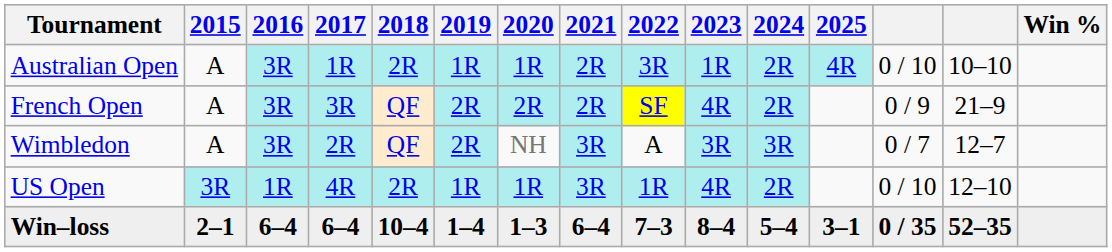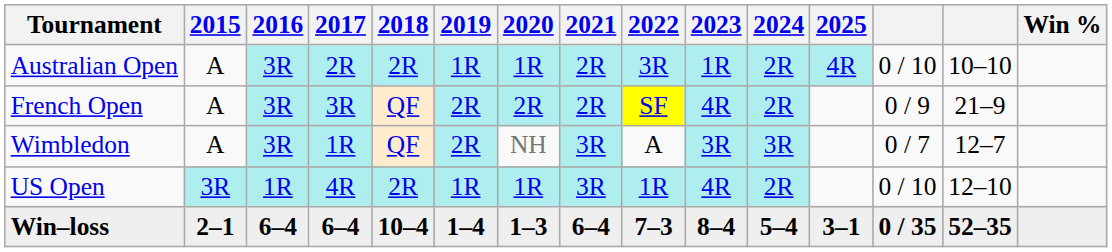(340, 65) 1R -> (340, 65) 2R
(340, 145) 2R -> (340, 145) 1R
